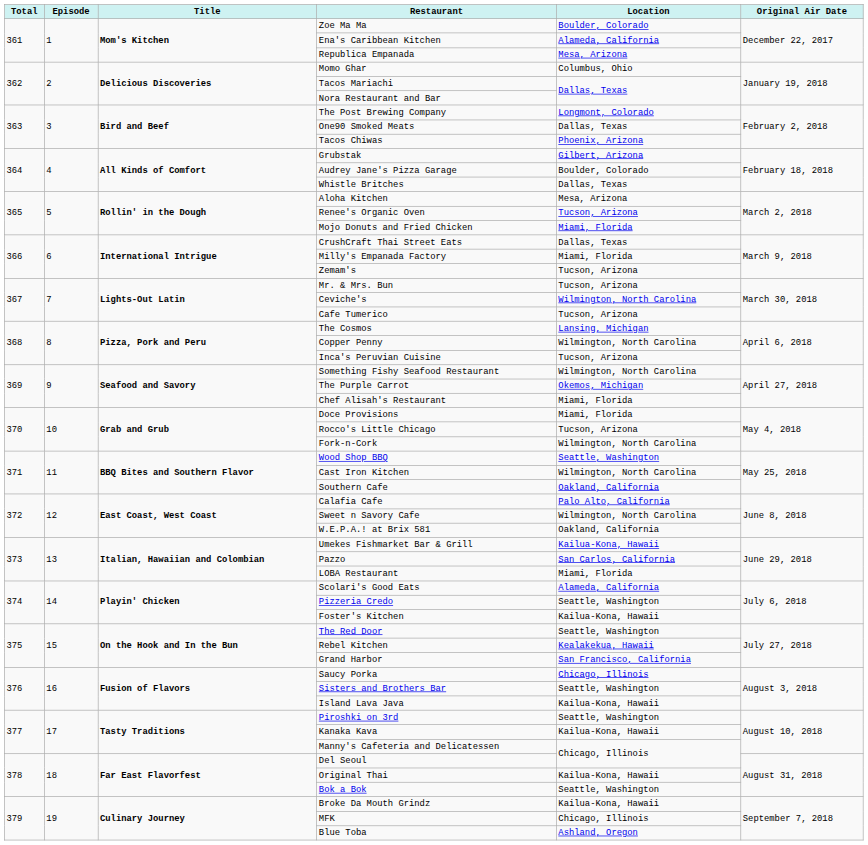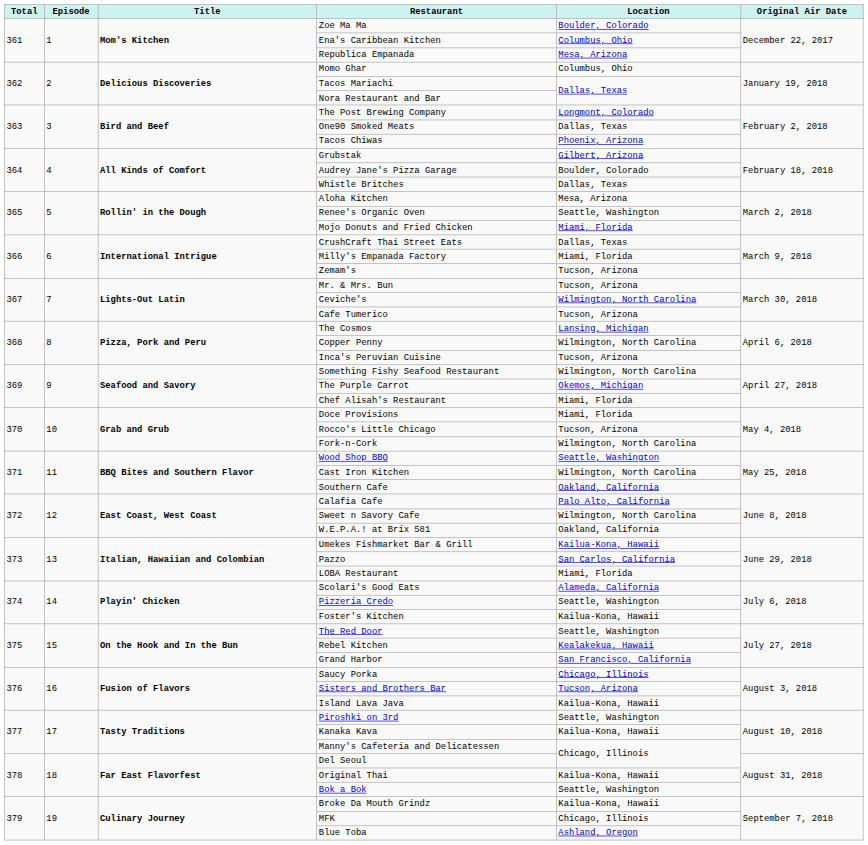(609, 40) Alameda, California -> (595, 40) Columbus, Ohio
(598, 213) Tucson, Arizona -> (609, 213) Seattle, Washington
(609, 689) Seattle, Washington -> (598, 689) Tucson, Arizona
